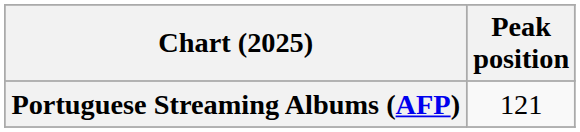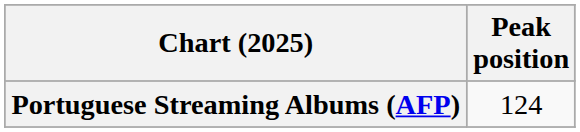(521, 103) 121 -> (521, 103) 124
